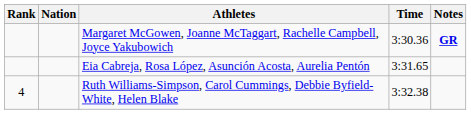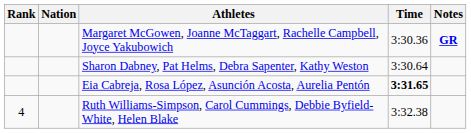+ row: (225, 66)
(410, 66) normal -> (410, 85) bold
